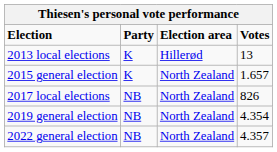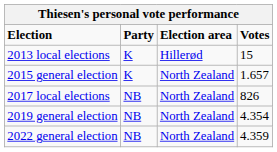(246, 55) 13 -> (246, 55) 15
(254, 136) 4.357 -> (254, 136) 4.359
